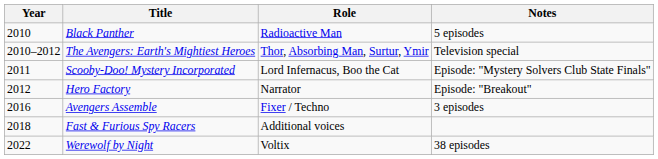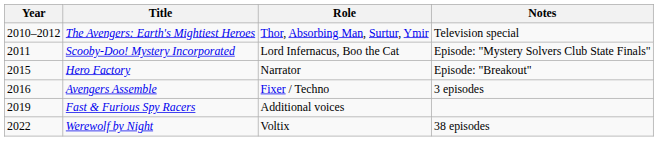- row: (100, 32)
(19, 88) 2012 -> (19, 70) 2015
(19, 126) 2018 -> (19, 107) 2019
